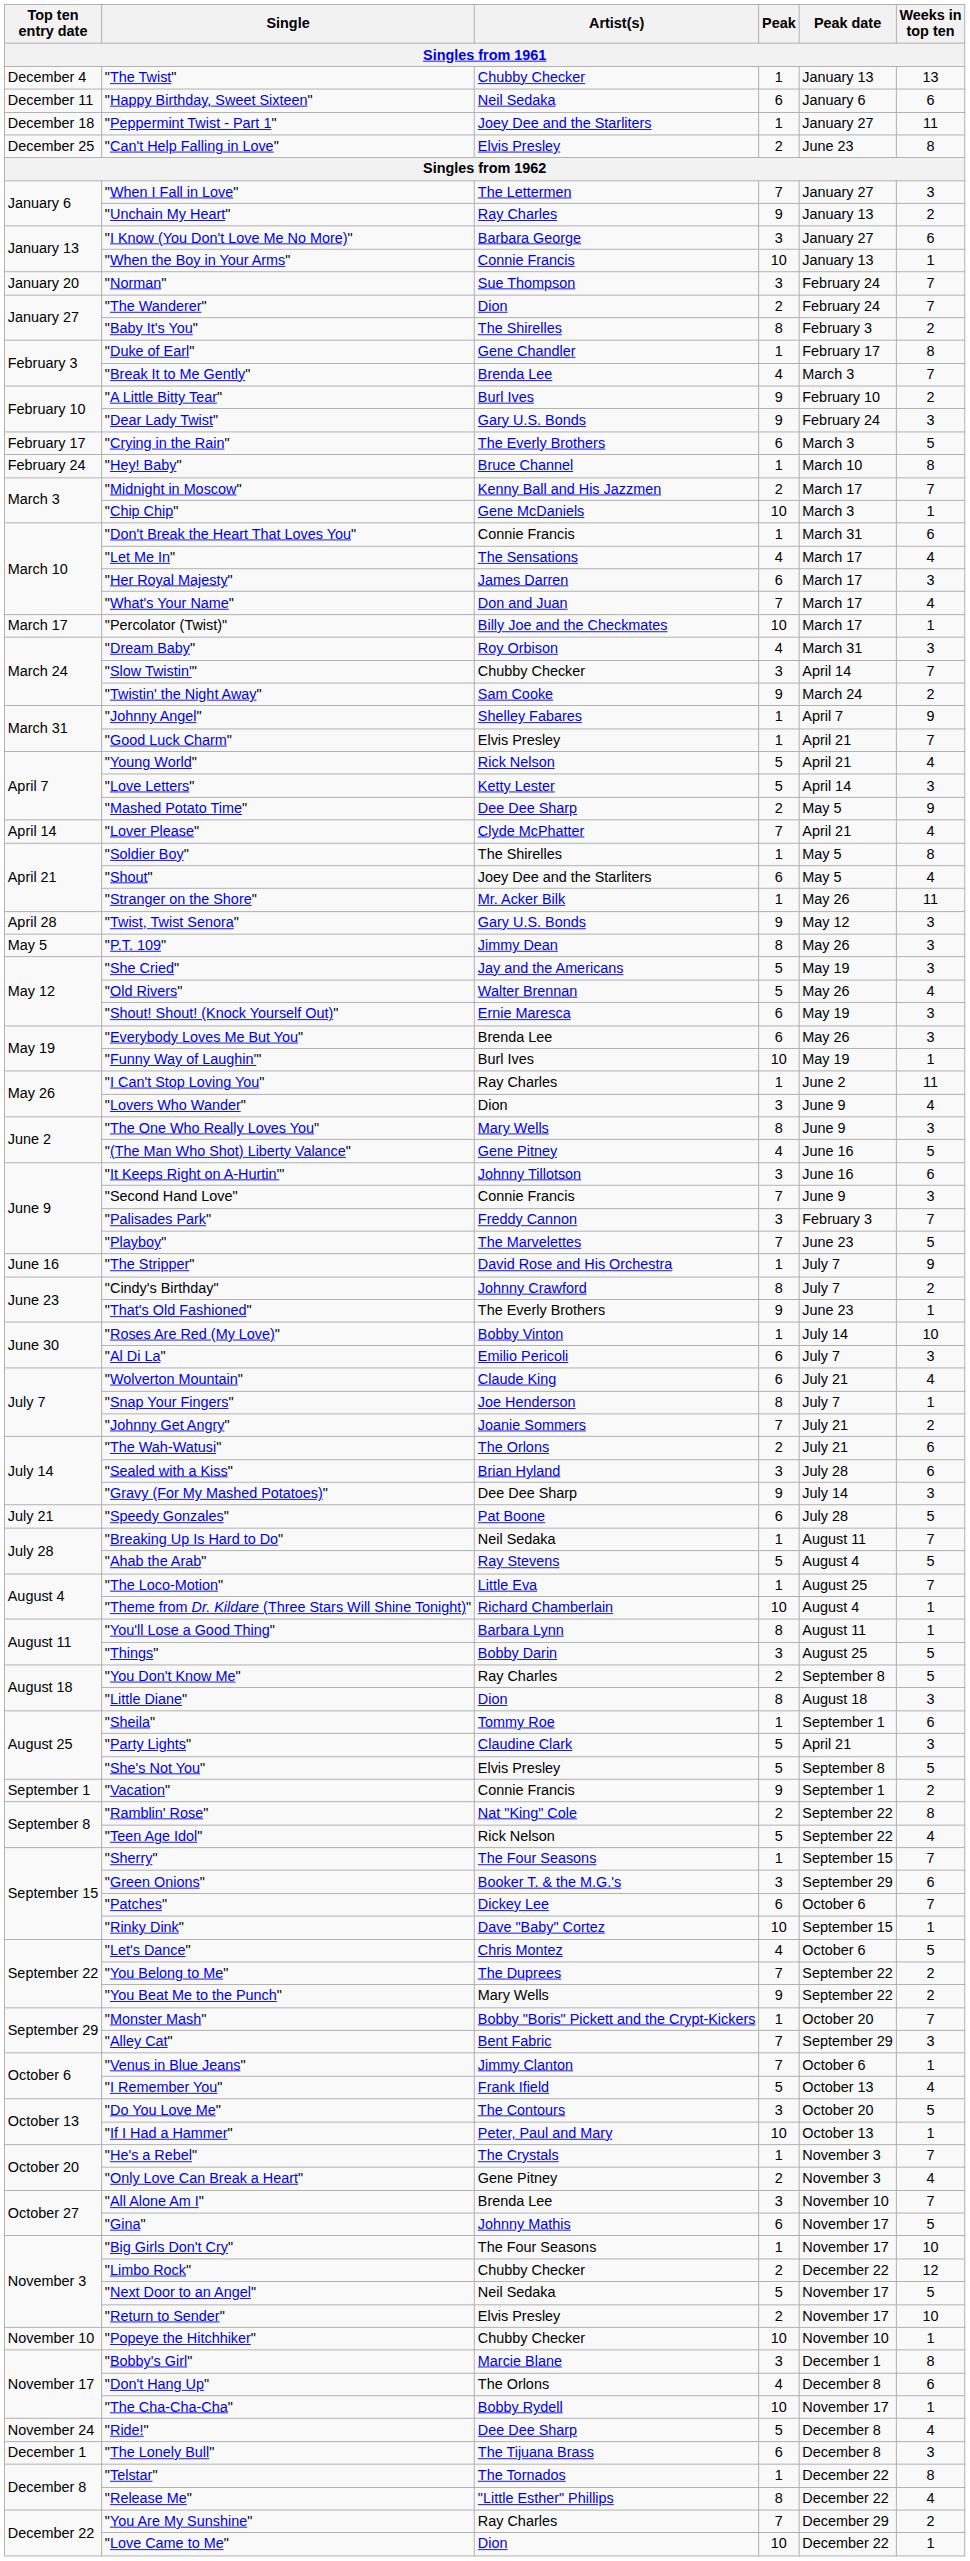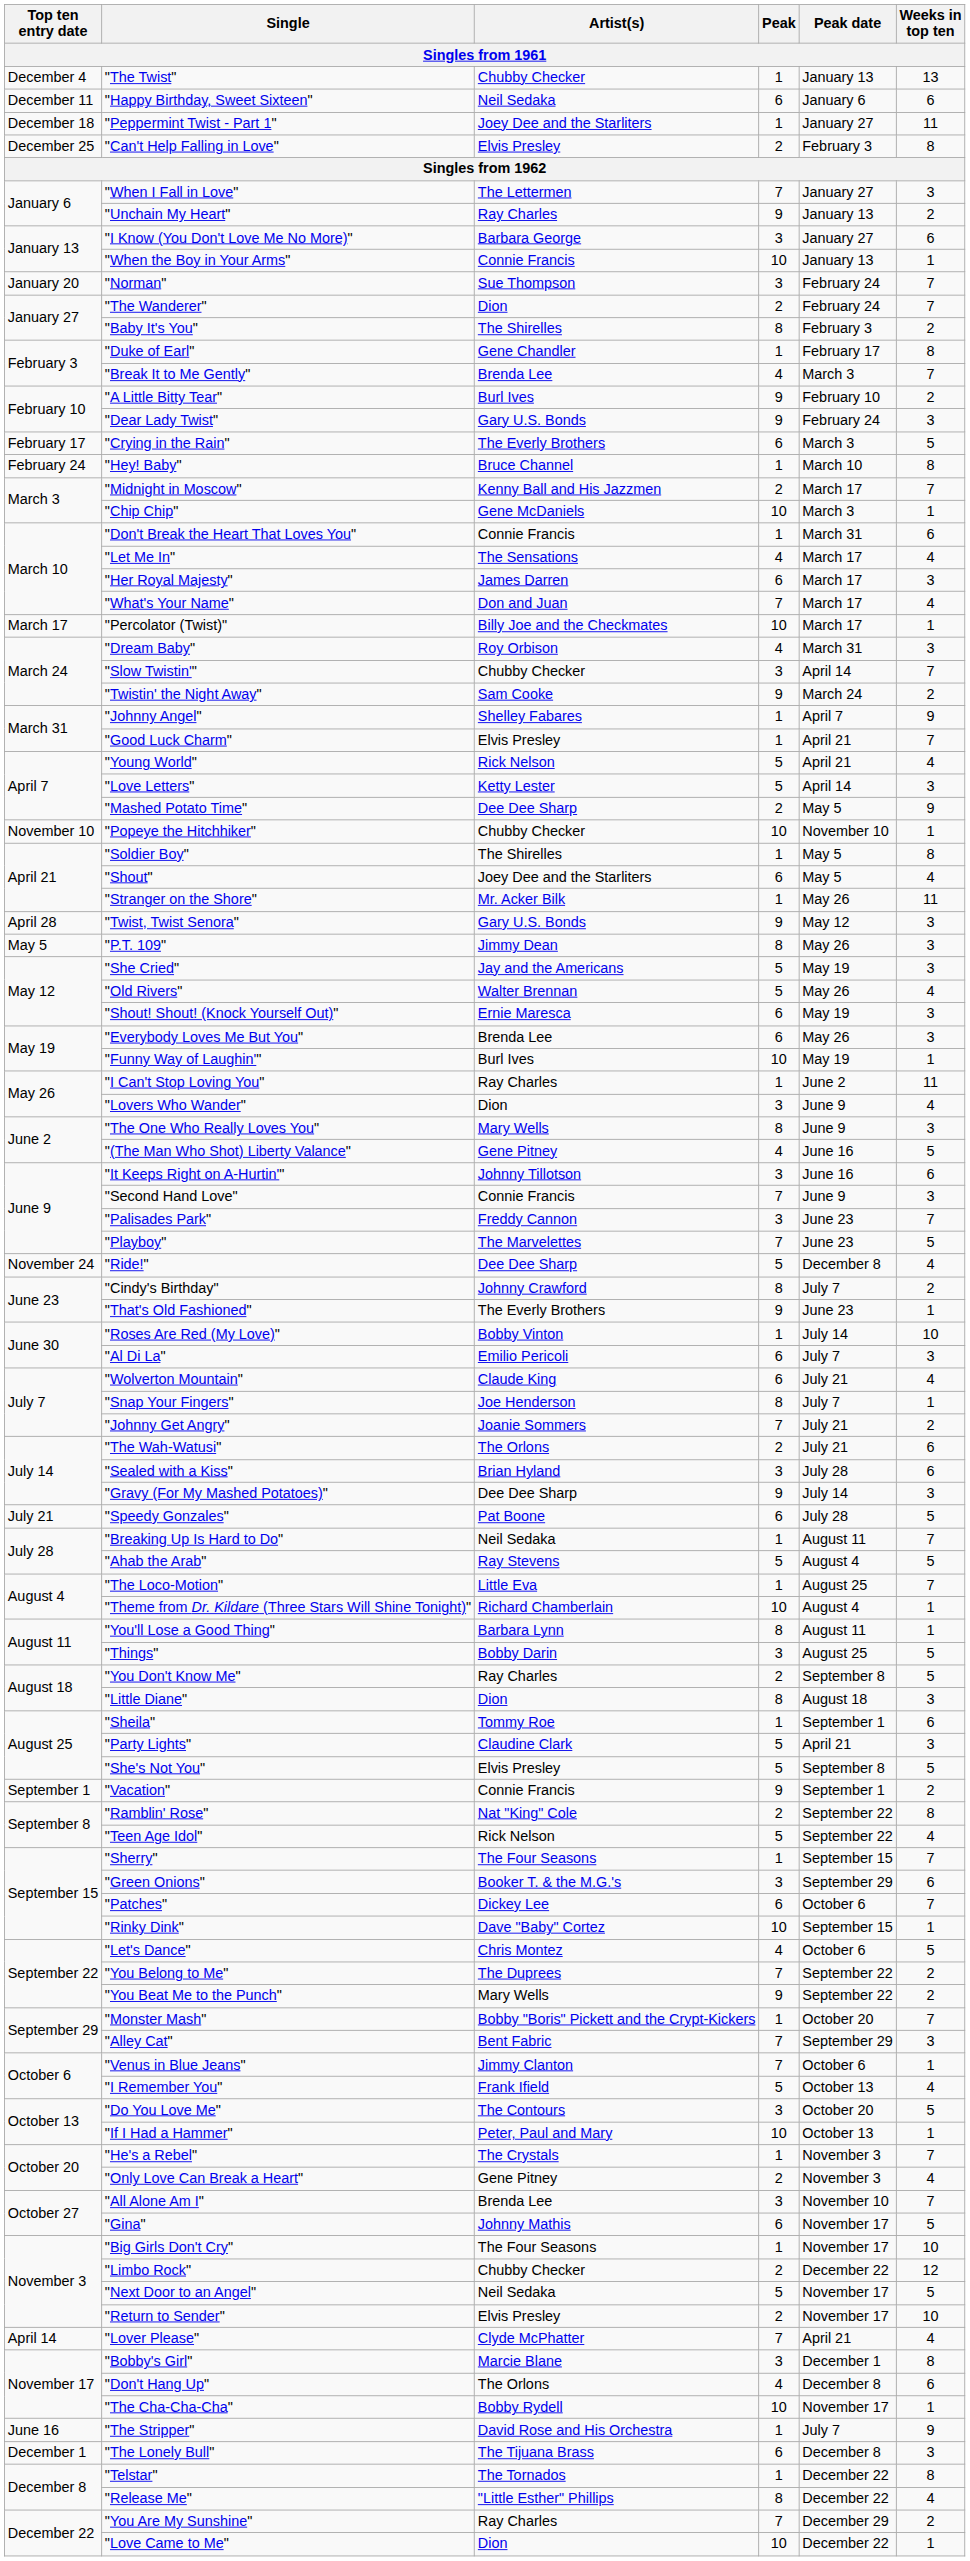(828, 146) June 23 -> (837, 146) February 3
rows swapped: (152, 831) <-> (180, 2338)
(837, 1219) February 3 -> (828, 1219) June 23
rows swapped: (150, 1265) <-> (127, 2430)
